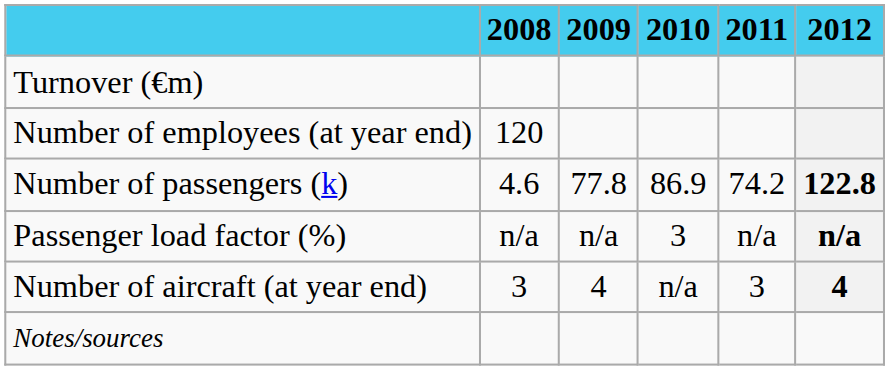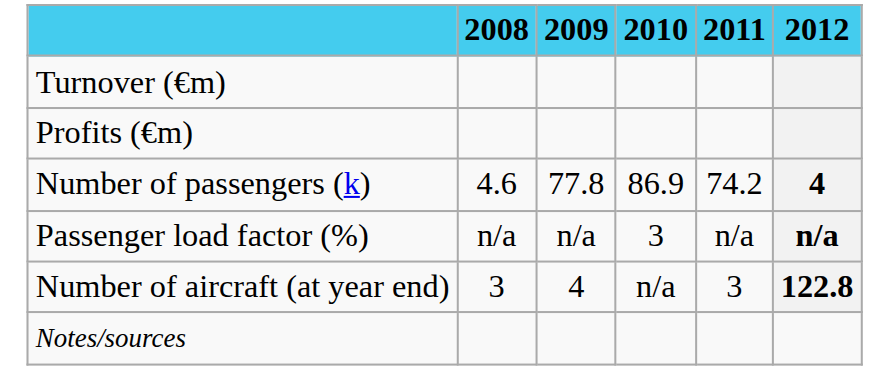+ row: (114, 132)
- row: (243, 132)
(840, 183) 122.8 -> (817, 183) 4
(840, 286) 4 -> (817, 286) 122.8
